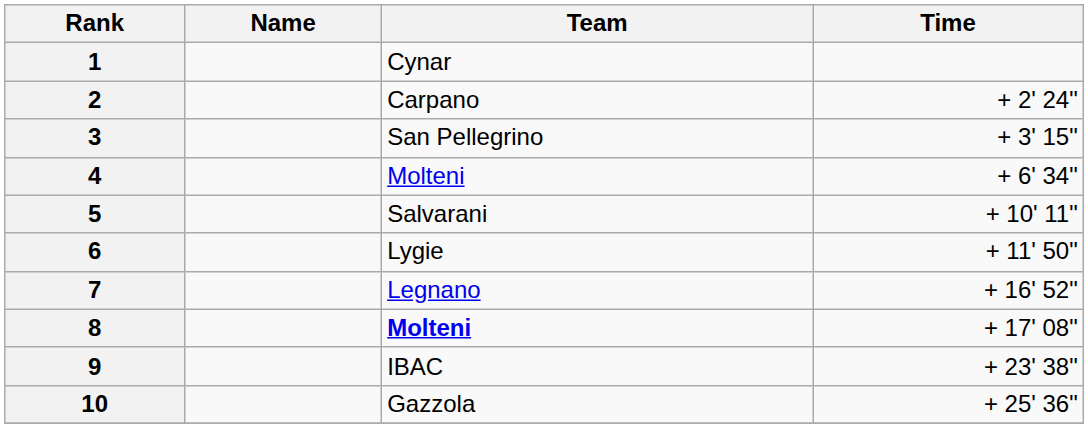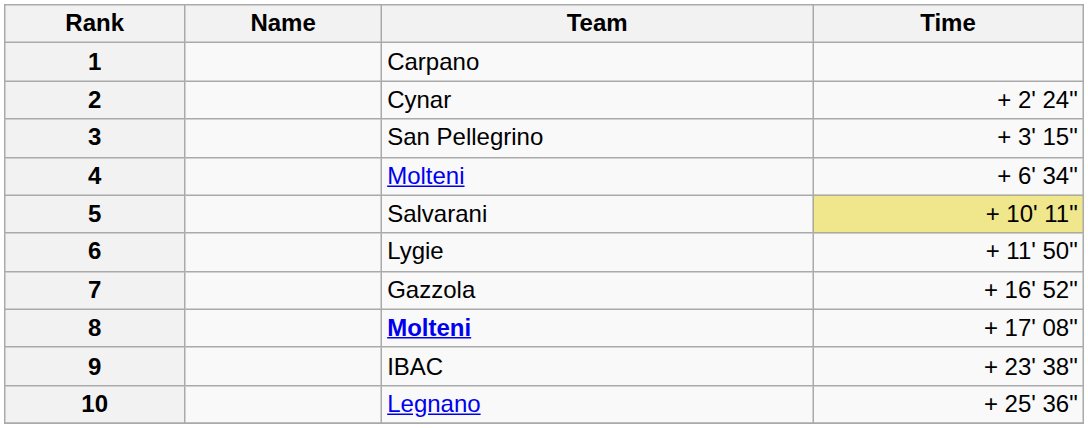(419, 61) Cynar -> (433, 61) Carpano
(433, 99) Carpano -> (419, 99) Cynar
(1032, 213) no background -> (1032, 213) khaki background
(434, 289) Legnano -> (431, 289) Gazzola
(431, 404) Gazzola -> (434, 404) Legnano
